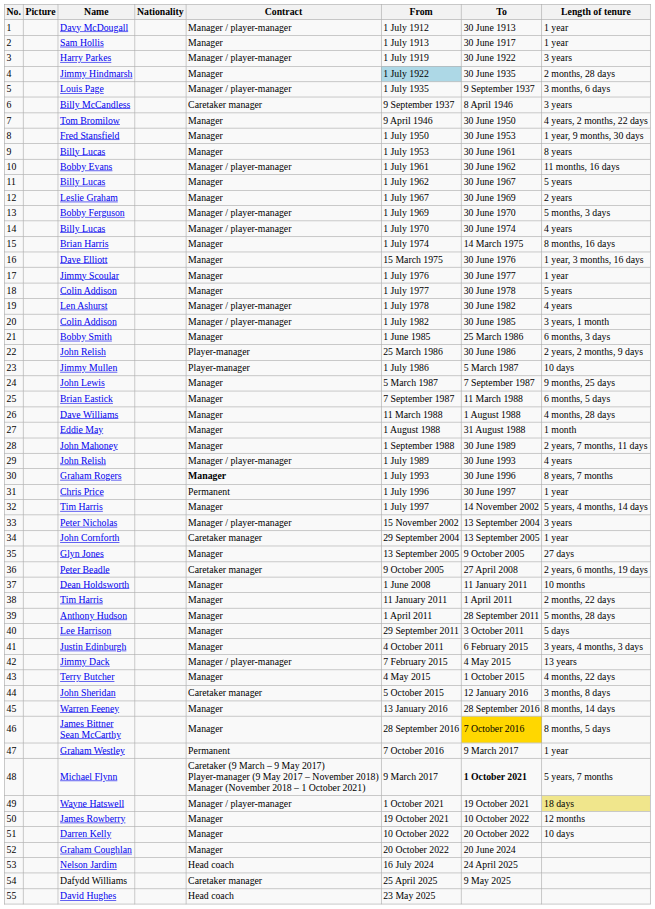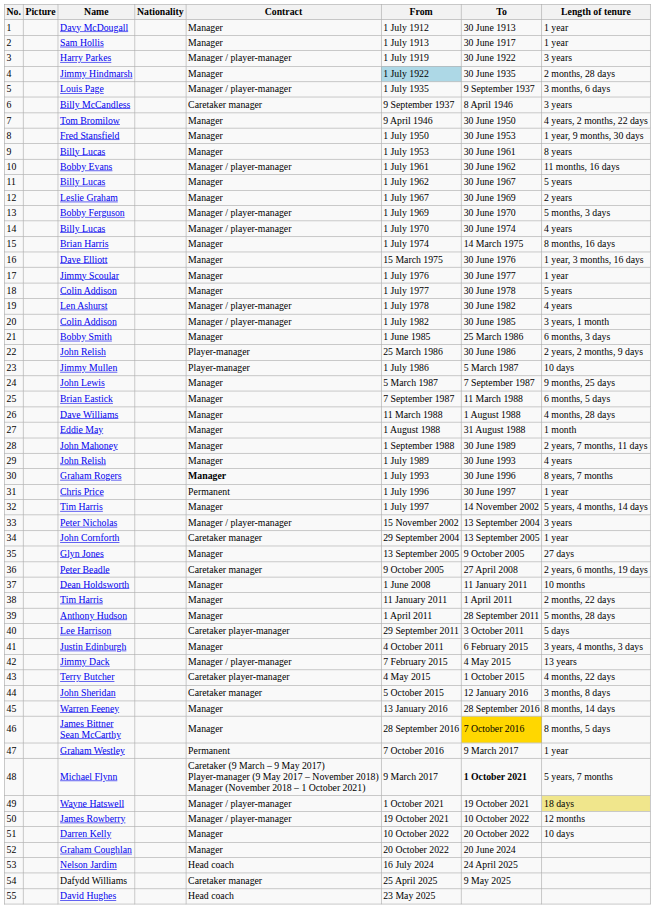(240, 27) Manager / player-manager -> (205, 27) Manager
(240, 461) Manager / player-manager -> (205, 461) Manager
(205, 631) Manager -> (239, 631) Caretaker player-manager
(205, 677) Manager -> (239, 677) Caretaker player-manager
(205, 819) Manager -> (240, 819) Manager / player-manager
